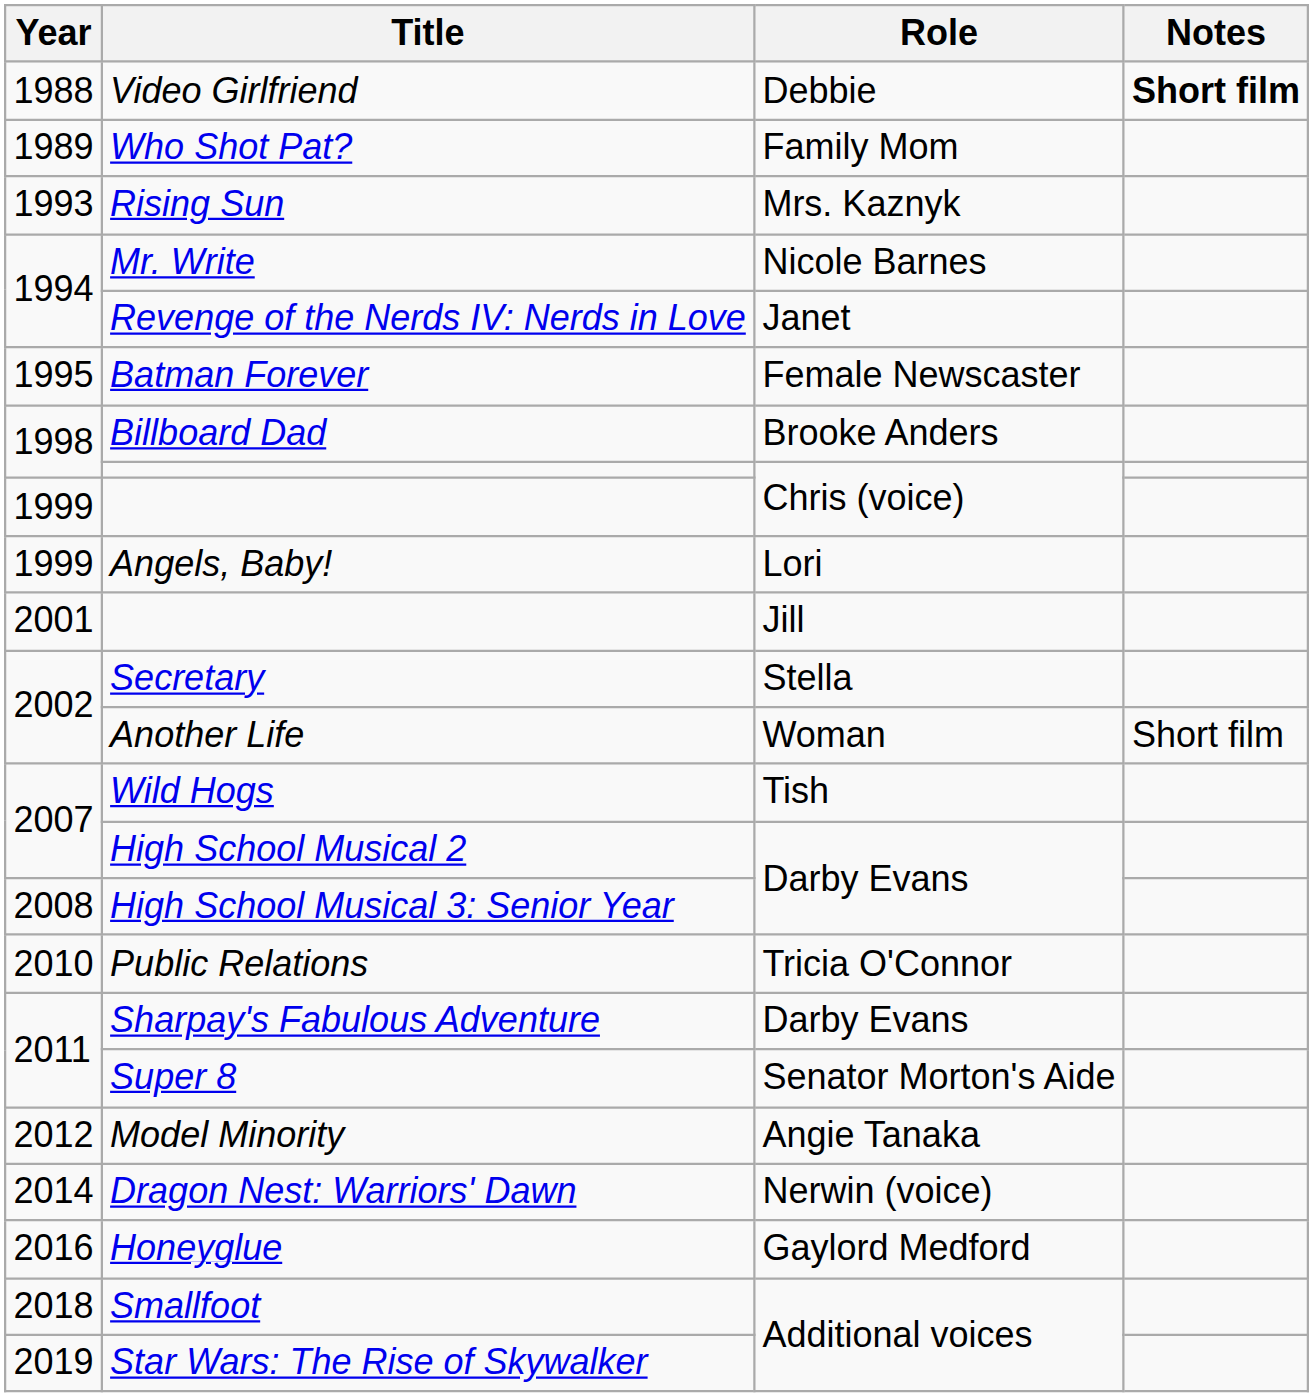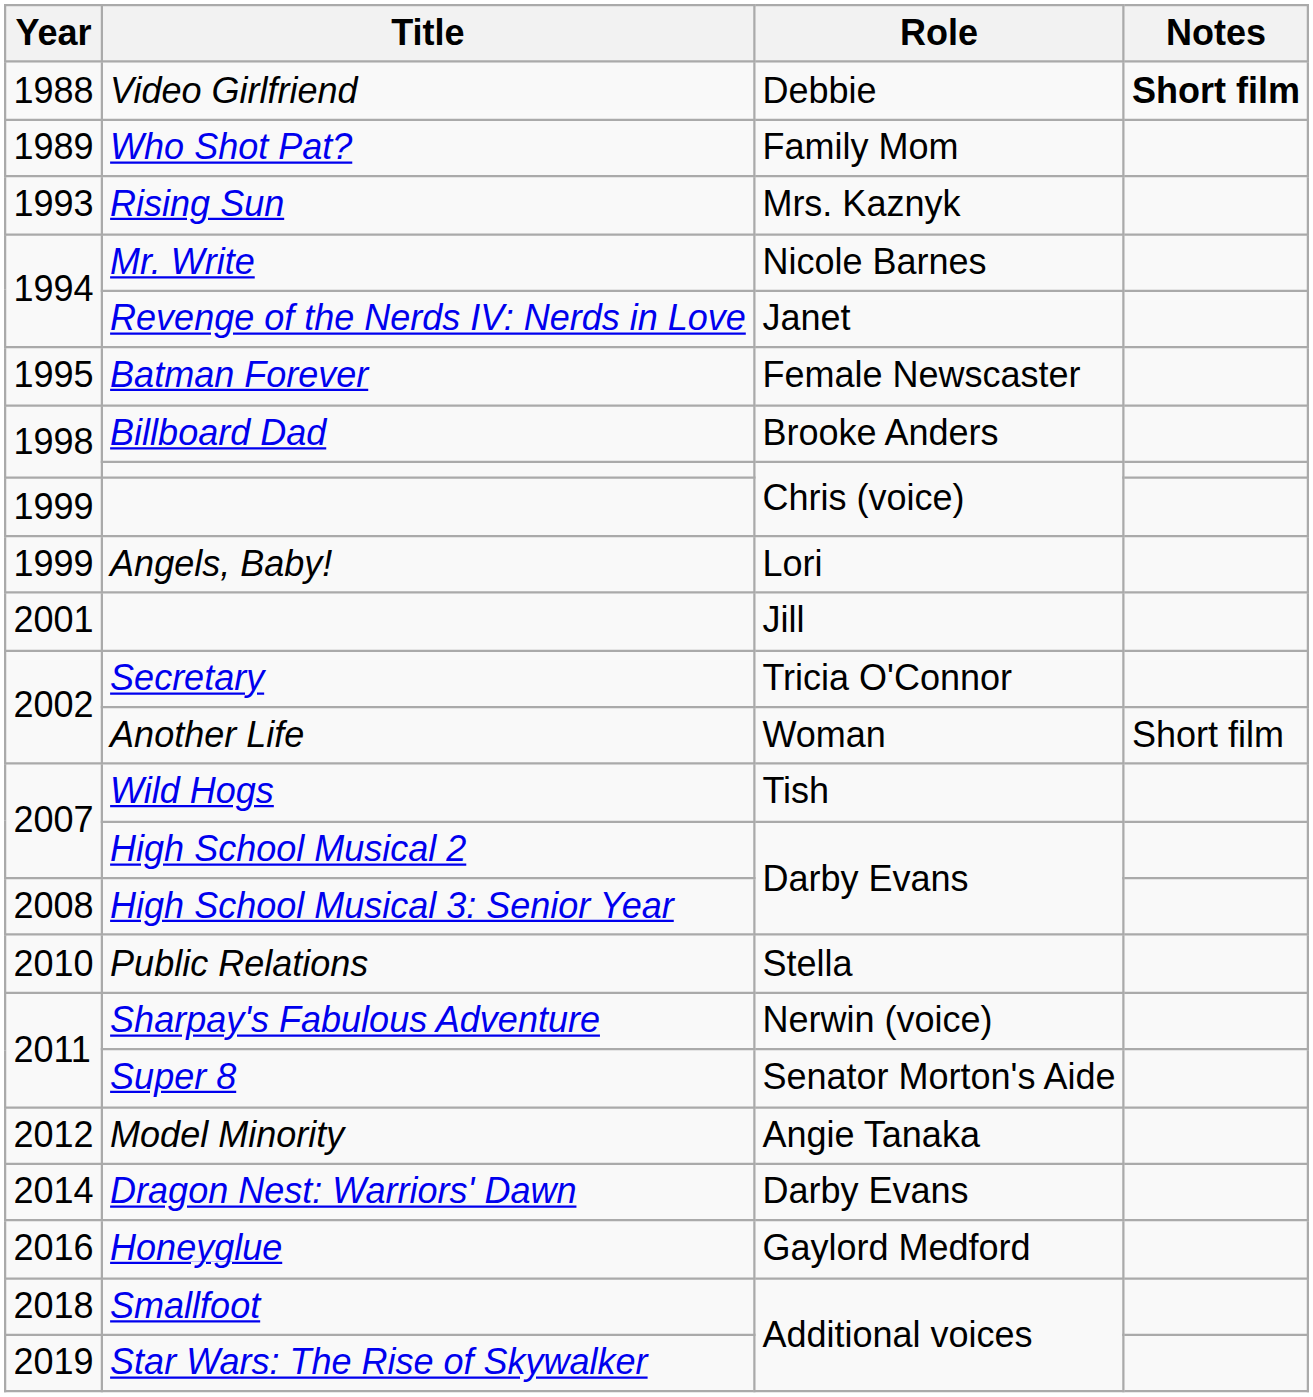(807, 677) Stella -> (887, 677) Tricia O'Connor
(887, 963) Tricia O'Connor -> (807, 963) Stella
(865, 1020) Darby Evans -> (877, 1020) Nerwin (voice)
(877, 1191) Nerwin (voice) -> (865, 1191) Darby Evans
